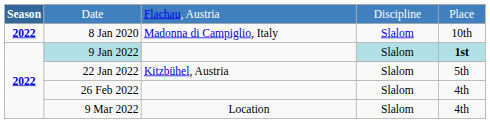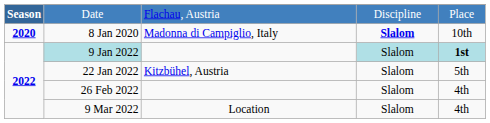(24, 33) 2022 -> (24, 33) 2020
(397, 33) normal -> (397, 33) bold
